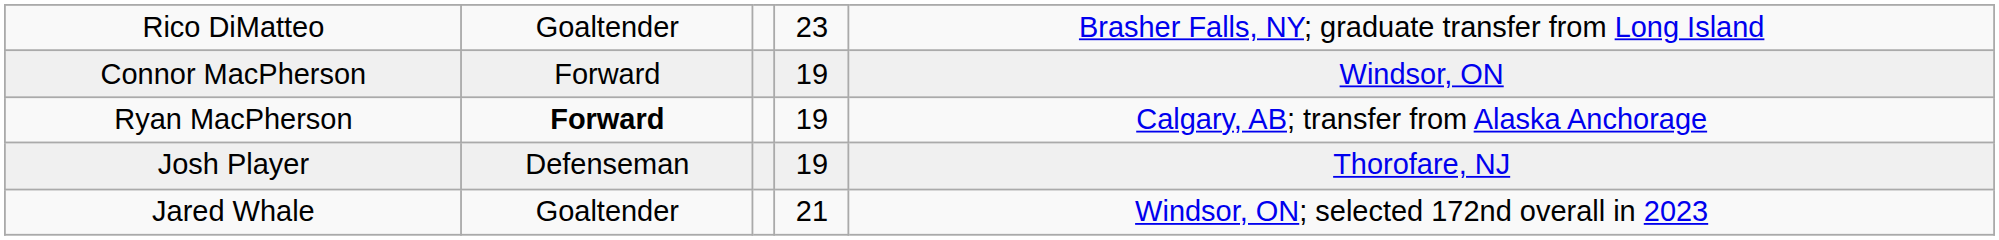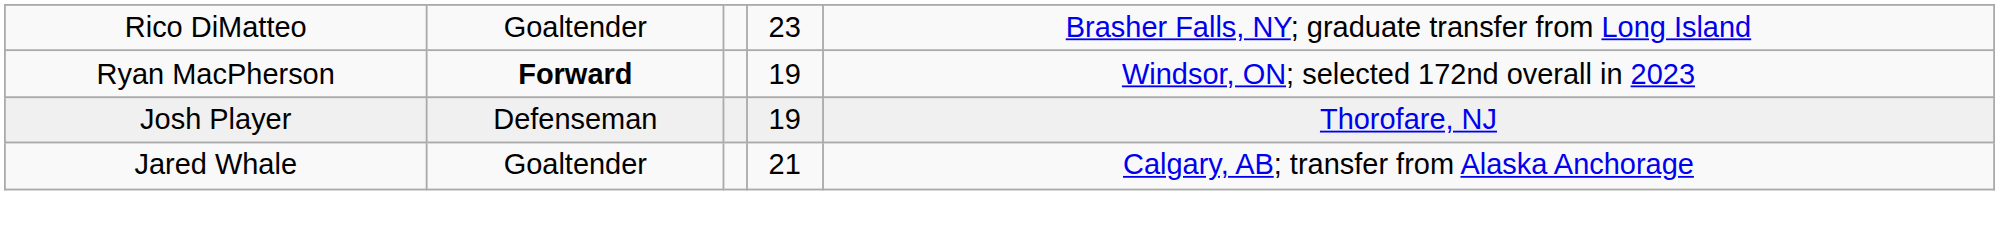- row: (233, 73)
(1422, 119) Calgary, AB; transfer from Alaska Anchorage -> (1408, 73) Windsor, ON; selected 172nd overall in 2023
(1422, 211) Windsor, ON; selected 172nd overall in 2023 -> (1408, 165) Calgary, AB; transfer from Alaska Anchorage
